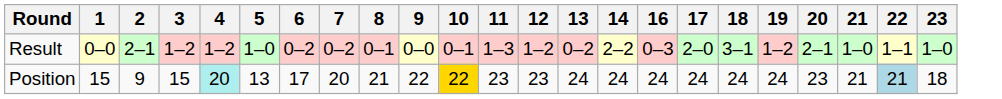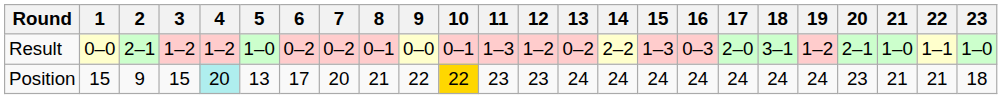+ column: (658, 19)
(897, 78) lightblue background -> (937, 78) no background
